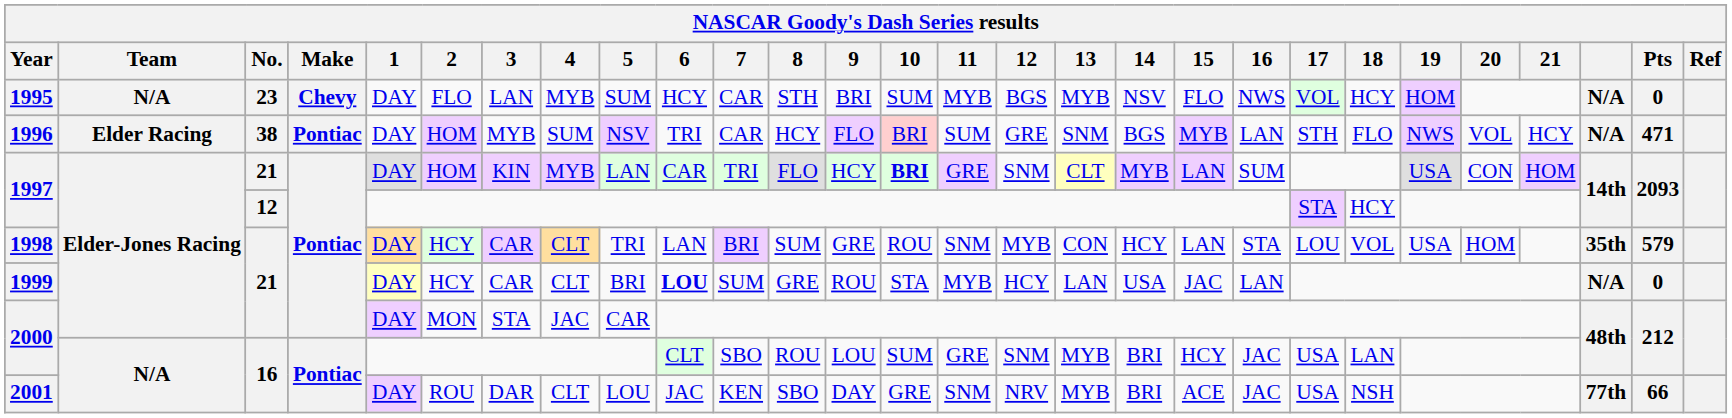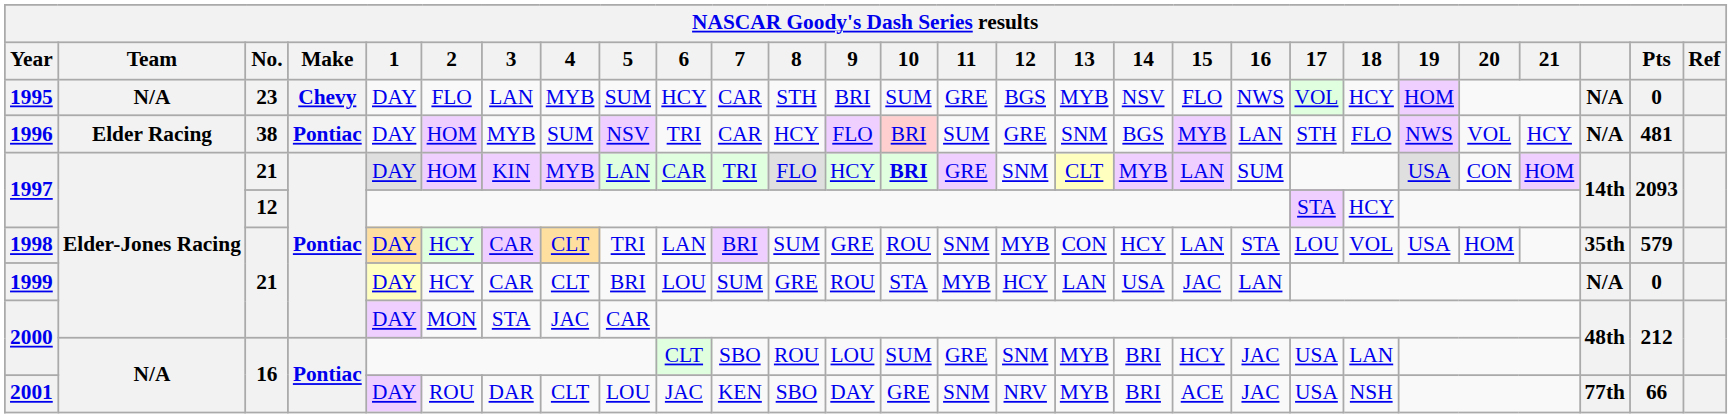(967, 96) MYB -> (966, 96) GRE
(1658, 133) 471 -> (1657, 133) 481
(684, 281) bold -> (684, 281) normal
